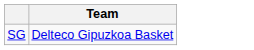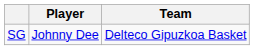+ column: (65, 14)
